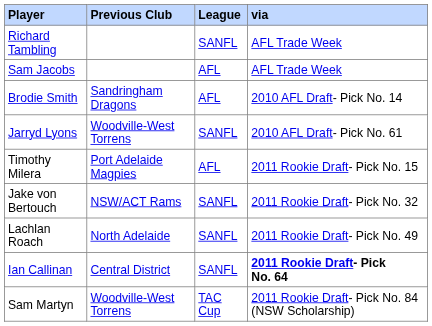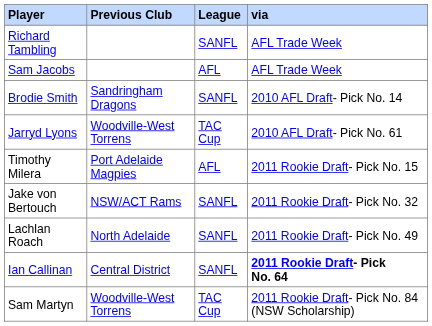(209, 98) AFL -> (218, 98) SANFL
(218, 132) SANFL -> (210, 132) TAC Cup
